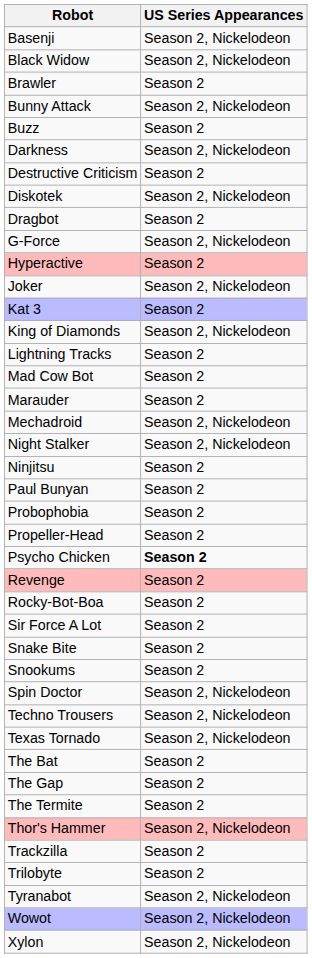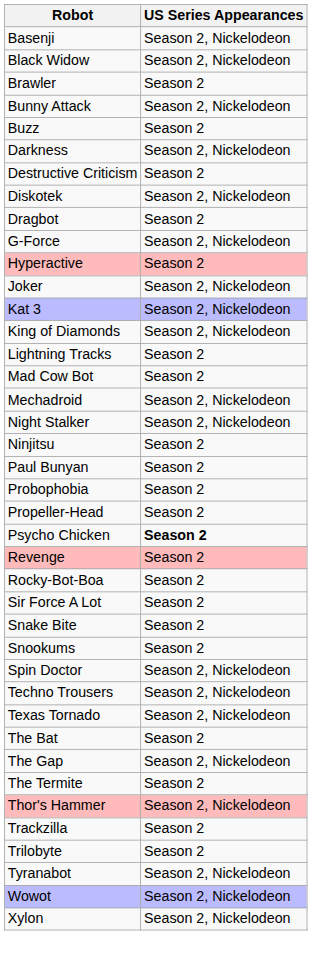(174, 309) Season 2 -> (217, 309) Season 2, Nickelodeon
- row: (38, 399)
(174, 783) Season 2 -> (217, 761) Season 2, Nickelodeon
